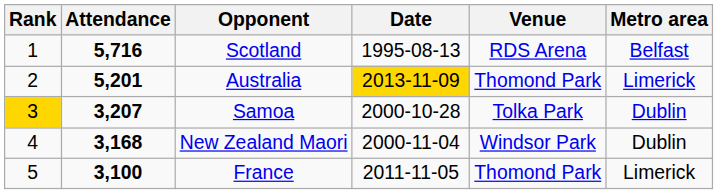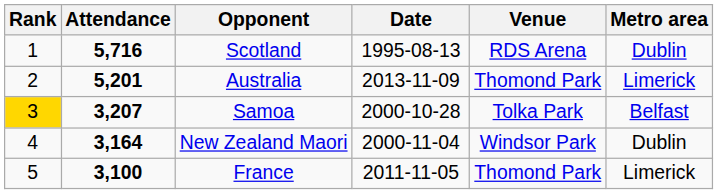(659, 50) Belfast -> (659, 50) Dublin
(411, 81) gold background -> (411, 81) no background
(659, 111) Dublin -> (659, 111) Belfast
(118, 142) 3,168 -> (118, 142) 3,164
